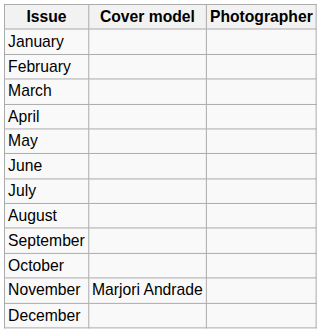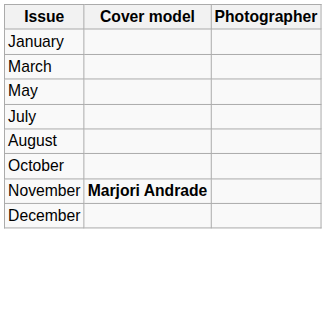- row: (39, 66)
- row: (24, 116)
- row: (25, 166)
- row: (46, 240)
(147, 290) normal -> (147, 191) bold
